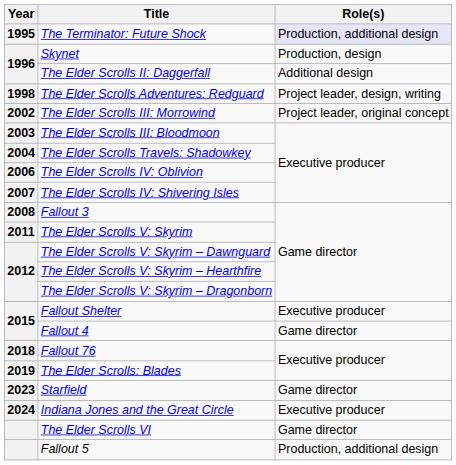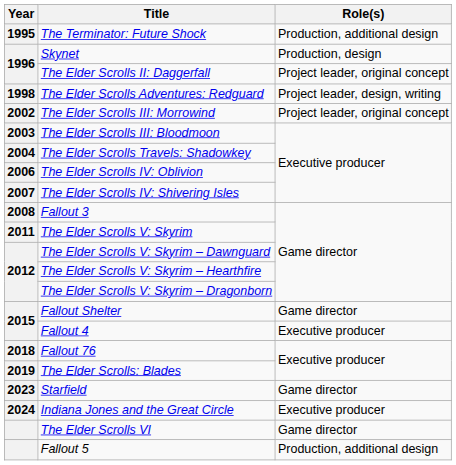(358, 34) lavender background -> (358, 34) no background
(326, 73) Additional design -> (363, 73) Project leader, original concept
(331, 311) Executive producer -> (318, 311) Game director
(318, 331) Game director -> (331, 331) Executive producer
